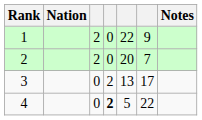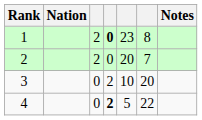(110, 37) normal -> (110, 37) bold
(127, 37) 22 -> (127, 37) 23
(147, 37) 9 -> (147, 37) 8
(127, 81) 13 -> (127, 81) 10
(147, 81) 17 -> (147, 81) 20
